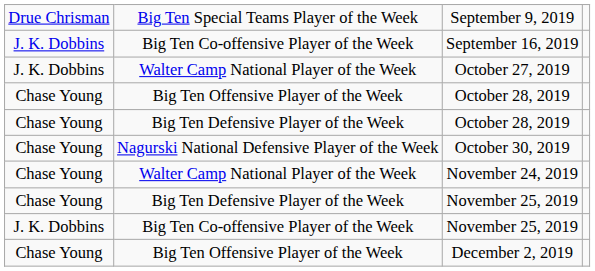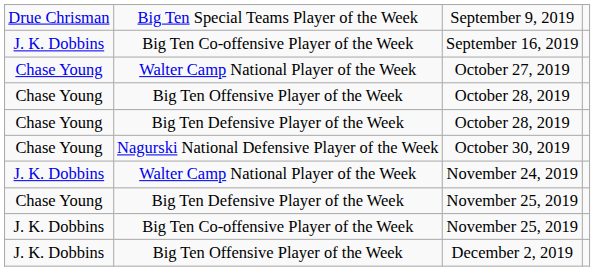(59, 69) J. K. Dobbins -> (59, 69) Chase Young
(59, 174) Chase Young -> (59, 174) J. K. Dobbins
(59, 252) Chase Young -> (59, 252) J. K. Dobbins
